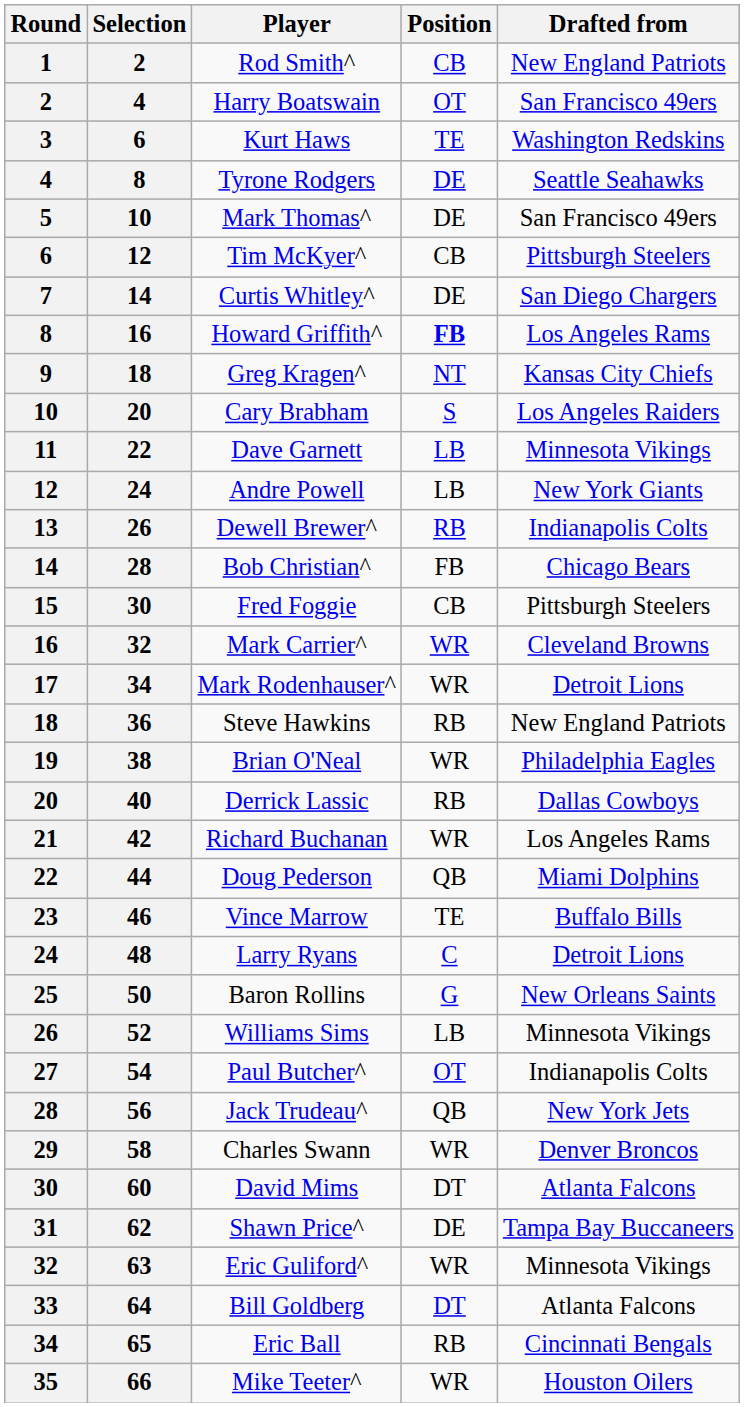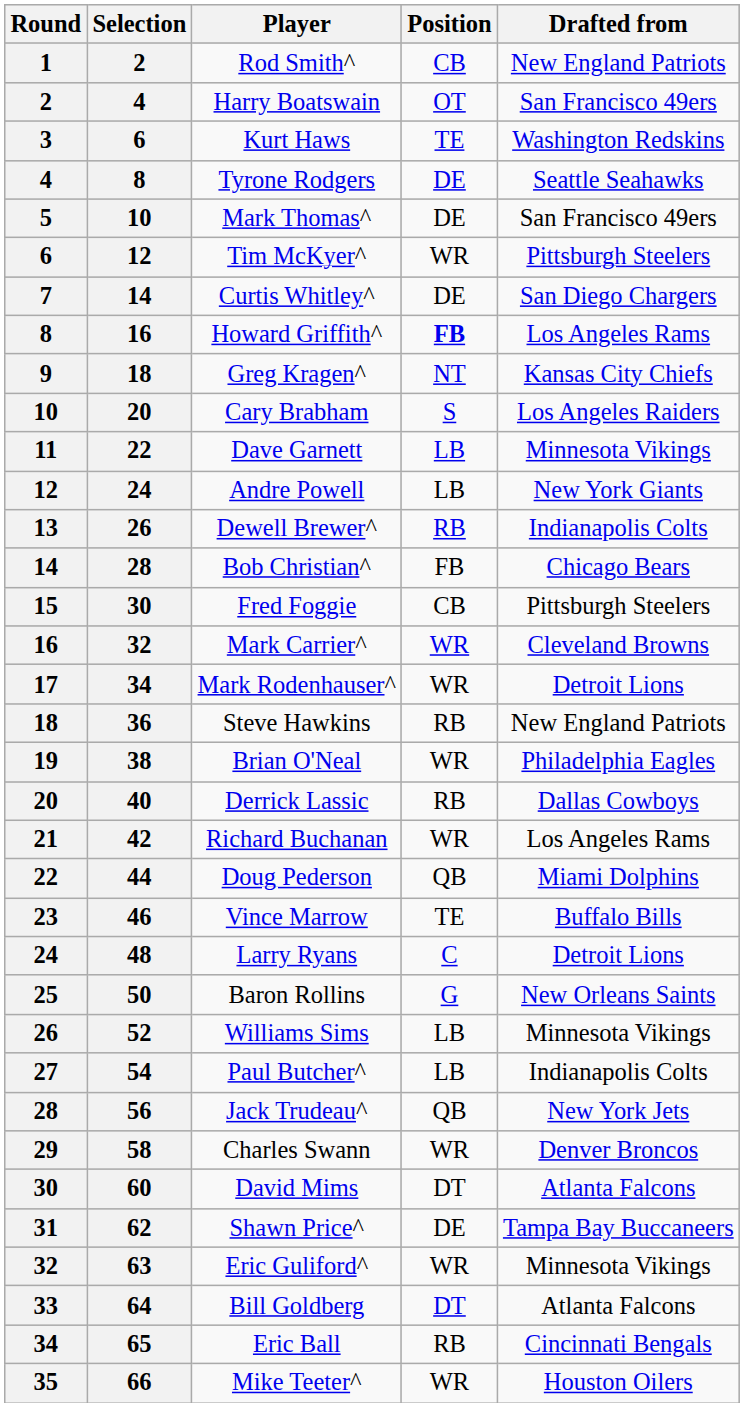(449, 256) CB -> (449, 256) WR
(449, 1072) OT -> (449, 1072) LB
